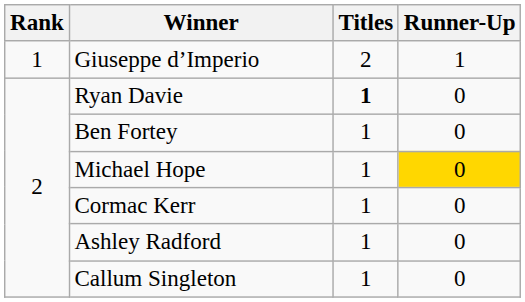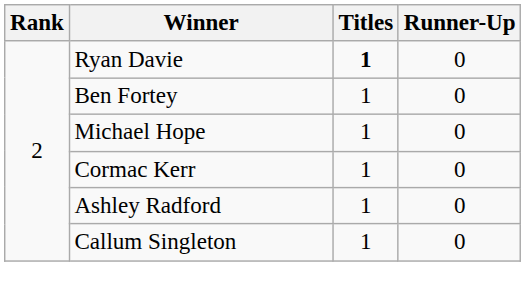- row: (167, 59)
(460, 168) gold background -> (460, 132) no background
